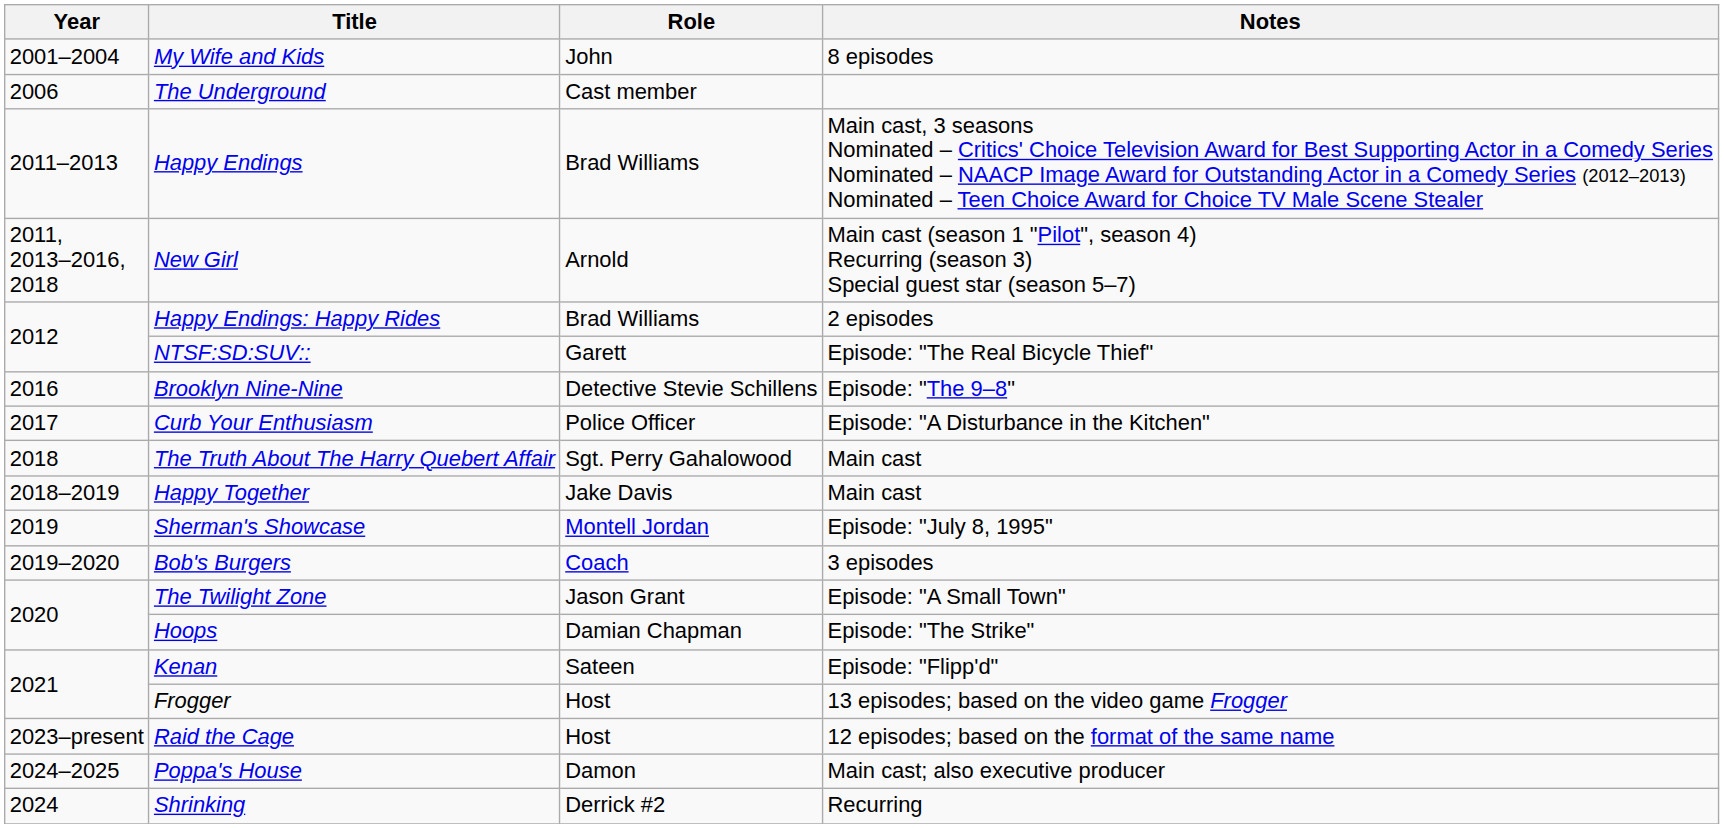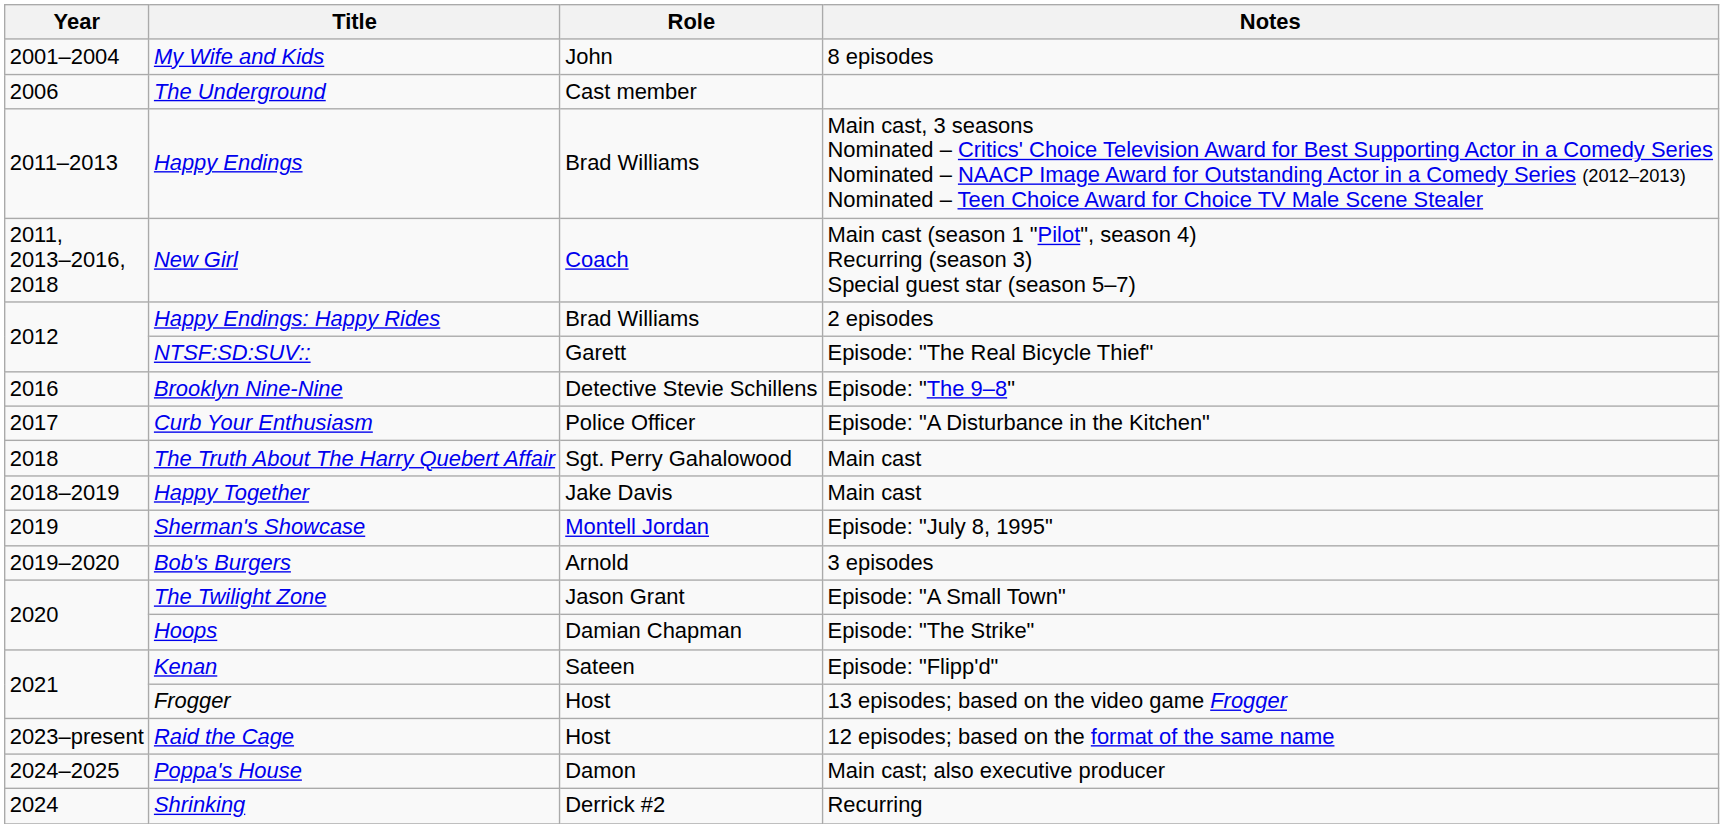(597, 259) Arnold -> (597, 259) Coach
(597, 562) Coach -> (597, 562) Arnold
